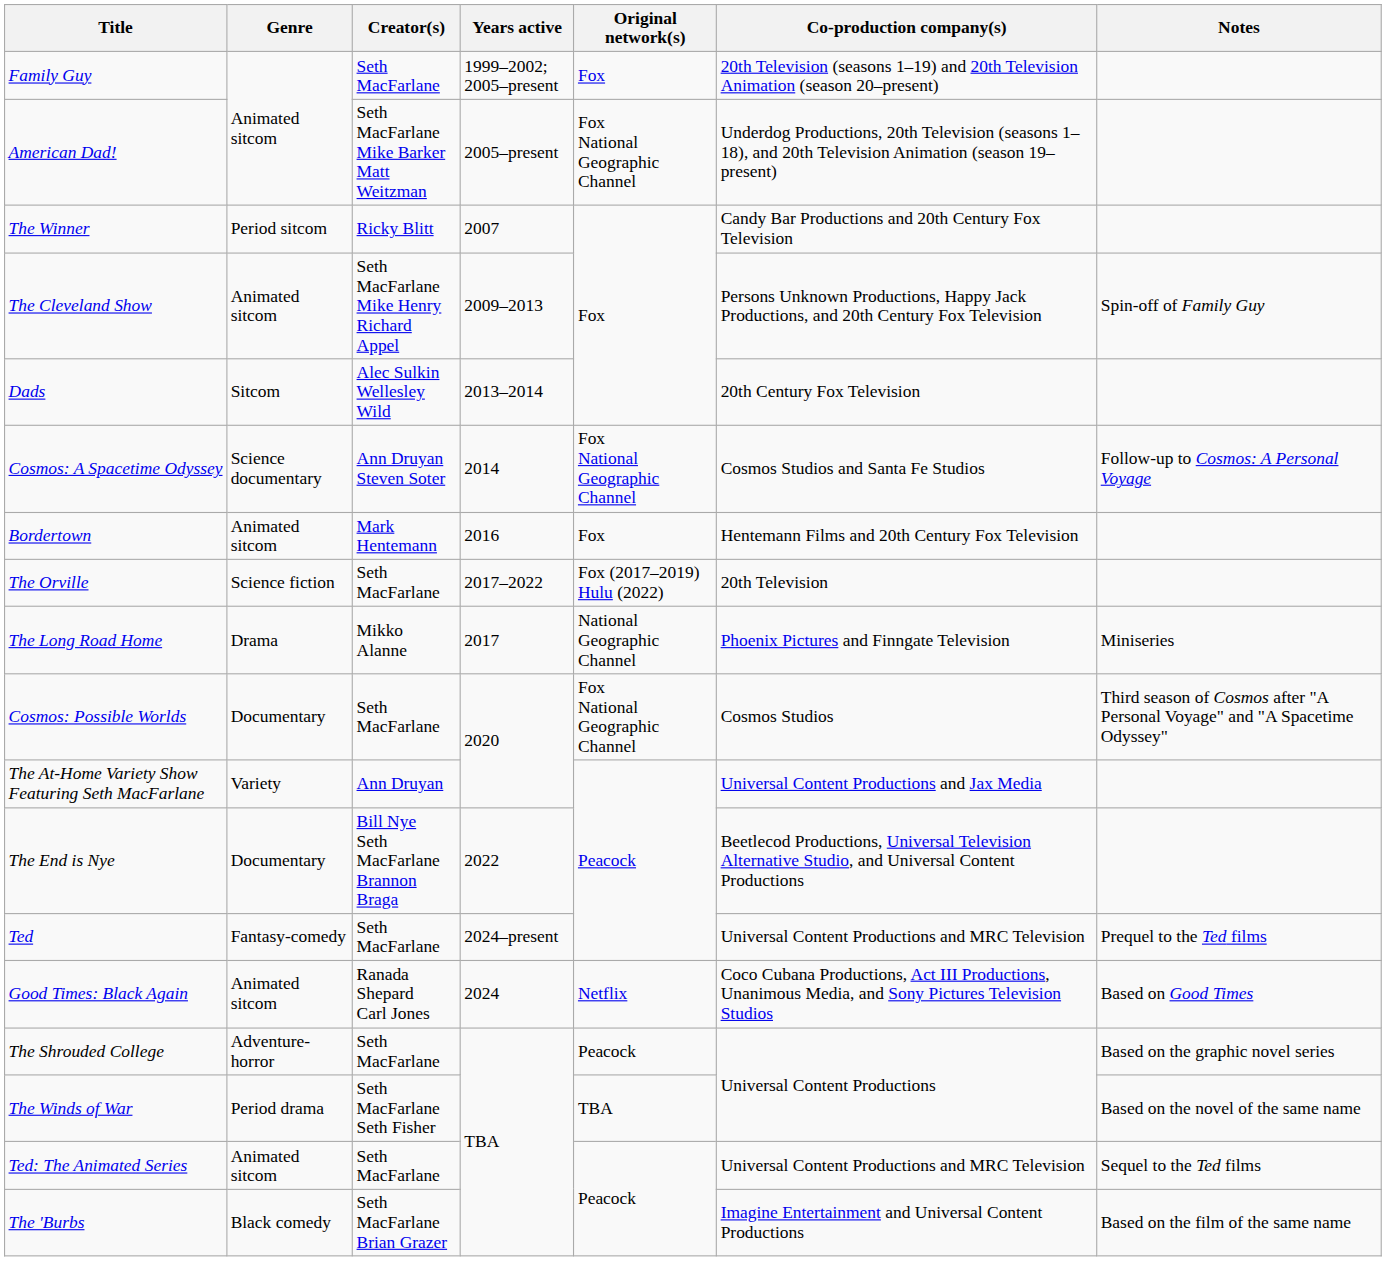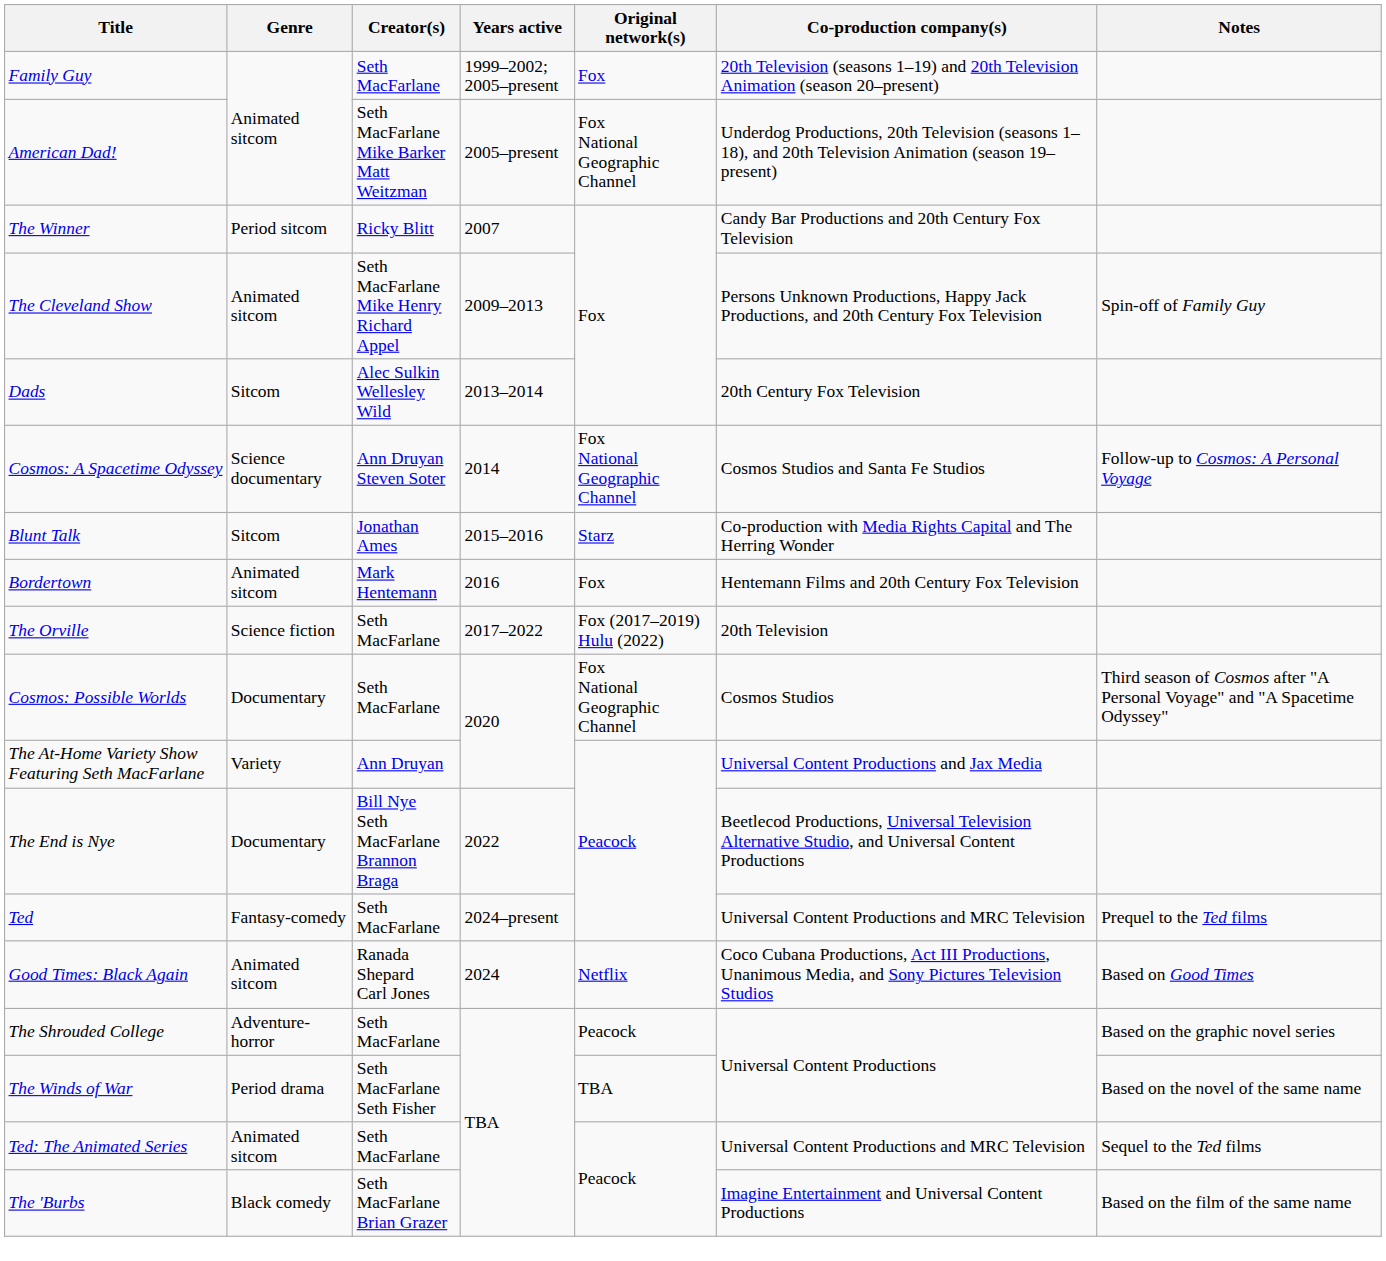+ row: (44, 535)
- row: (85, 640)
